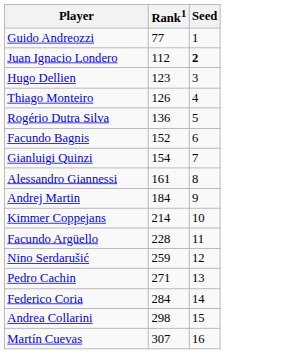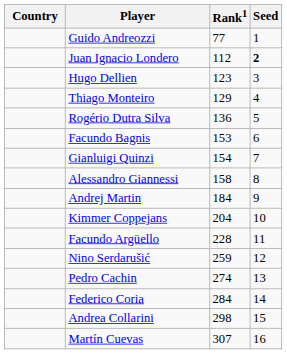+ column: (35, 16)
(161, 98) 126 -> (222, 98) 129
(161, 138) 152 -> (222, 138) 153
(161, 178) 161 -> (222, 178) 158
(161, 218) 214 -> (222, 218) 204
(161, 278) 271 -> (222, 278) 274
